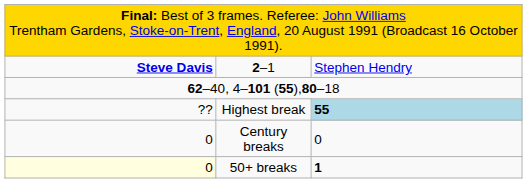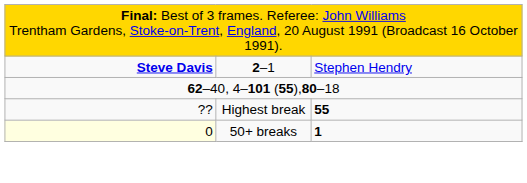(322, 110) lightblue background -> (322, 110) no background
- row: (263, 139)
